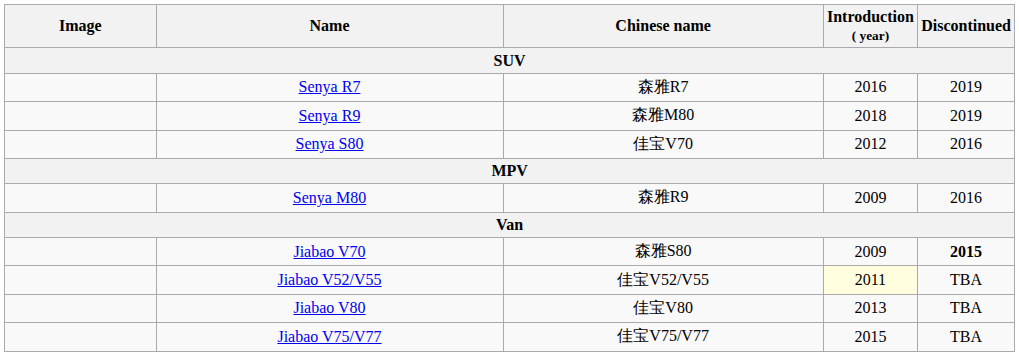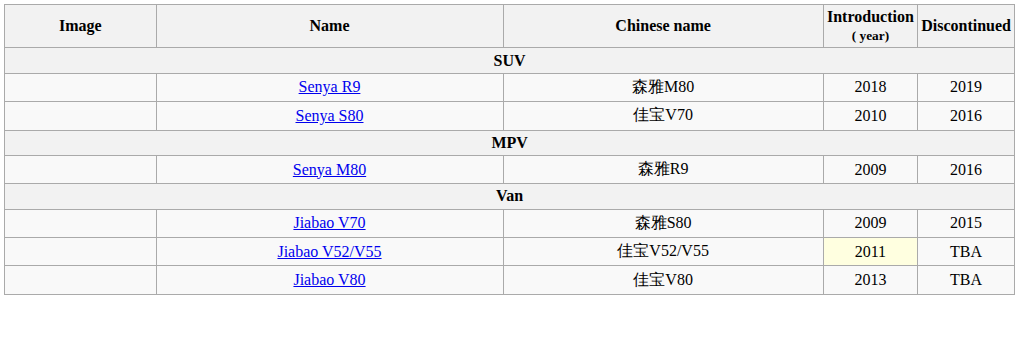- row: (330, 87)
(870, 144) 2012 -> (870, 115) 2010
(966, 251) bold -> (966, 223) normal
- row: (330, 336)
